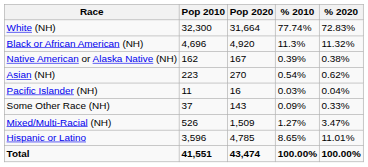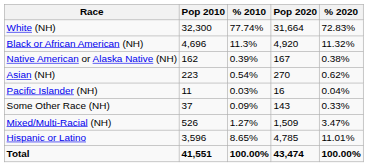columns swapped: (251, 12) <-> (297, 12)
